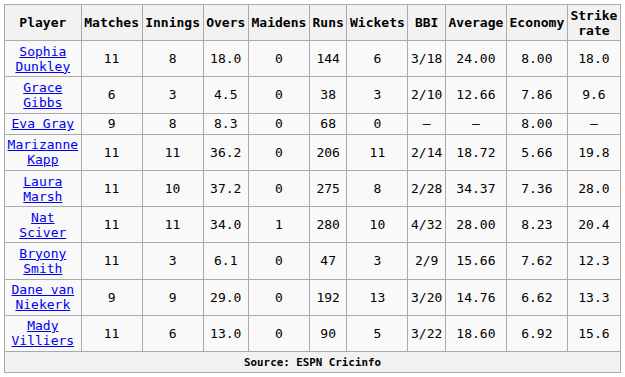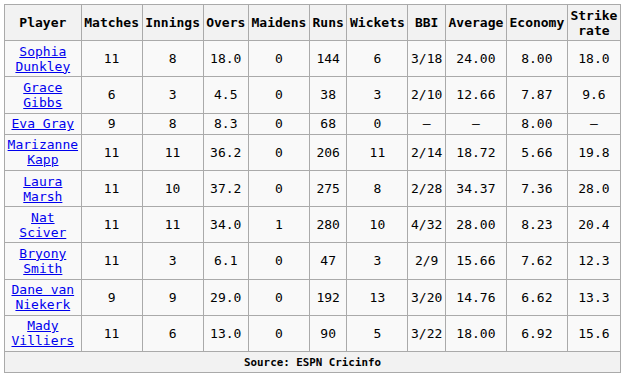(537, 95) 7.86 -> (537, 95) 7.87
(476, 333) 18.60 -> (476, 333) 18.00
